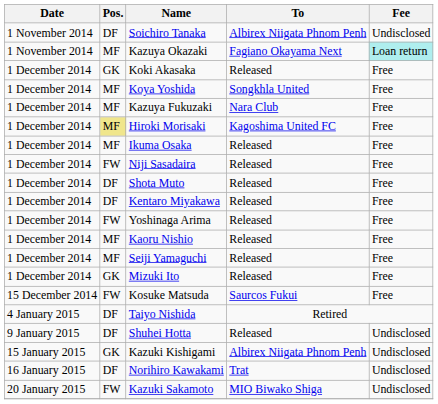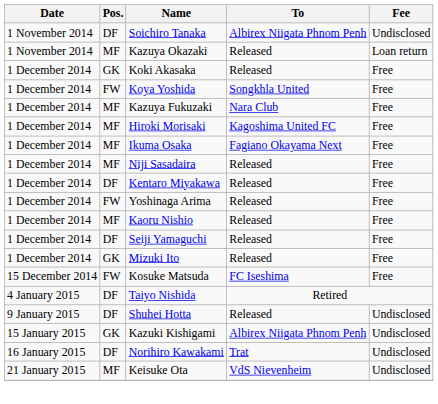(286, 51) Fagiano Okayama Next -> (251, 51) Released
(400, 51) paleturquoise background -> (400, 51) no background
(111, 88) MF -> (112, 88) FW
(111, 126) khaki background -> (111, 126) no background
(251, 145) Released -> (286, 145) Fagiano Okayama Next
(112, 164) FW -> (111, 164) MF
- row: (157, 182)
(111, 257) MF -> (110, 239) DF
(263, 295) Saurcos Fukui -> (259, 276) FC Iseshima
- row: (171, 389)
+ row: (158, 370)
